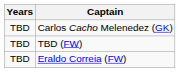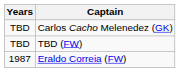(20, 59) TBD -> (20, 59) 1987
